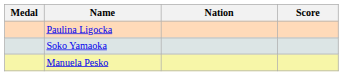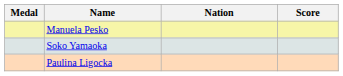rows swapped: (77, 63) <-> (79, 29)
